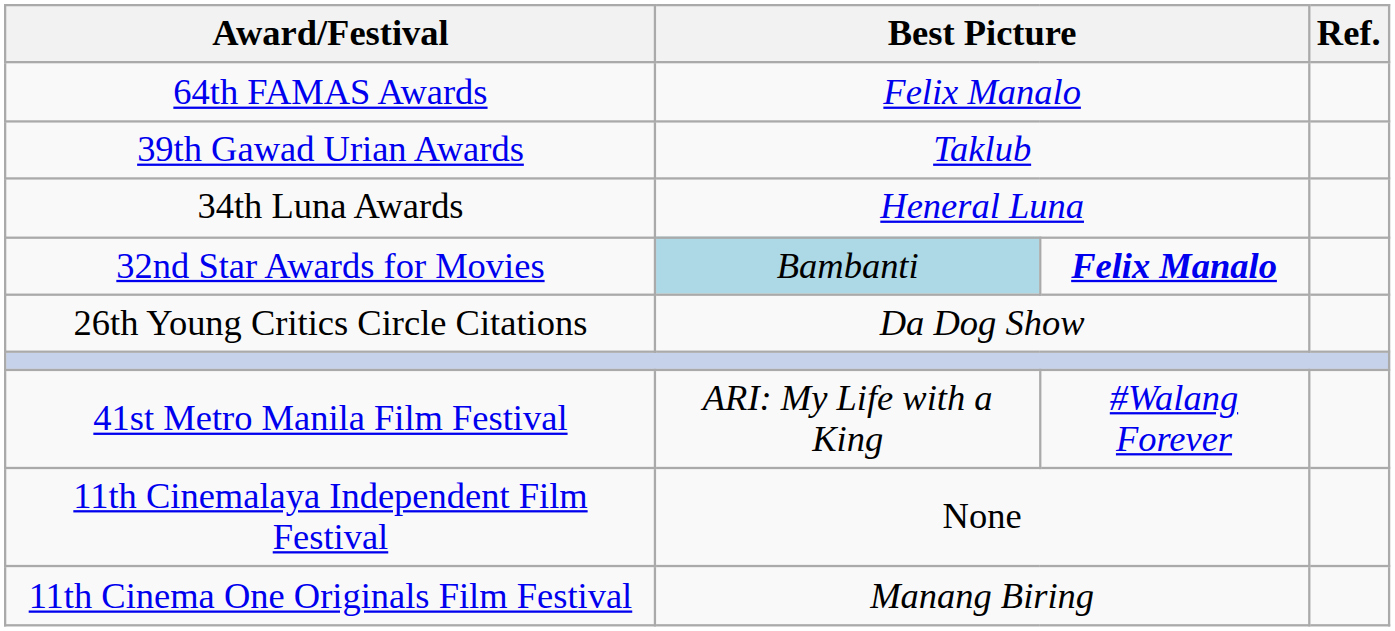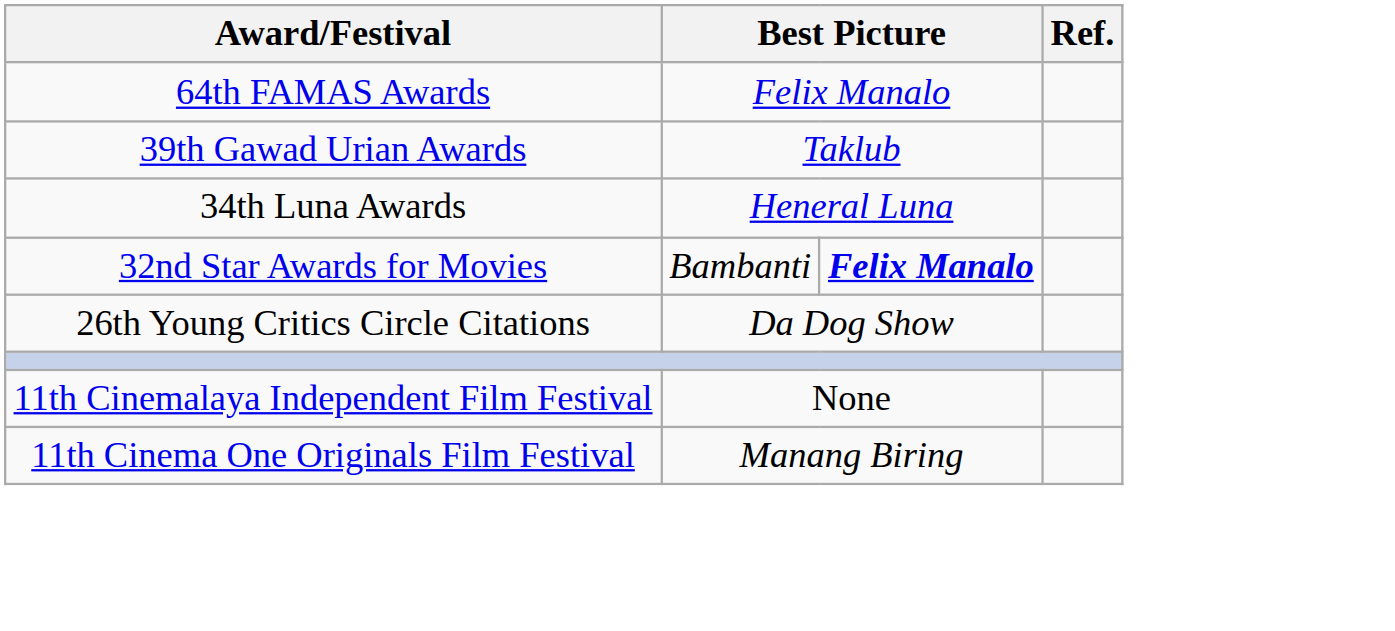(848, 264) lightblue background -> (740, 264) no background
- row: (330, 417)
